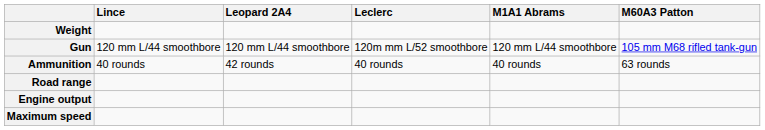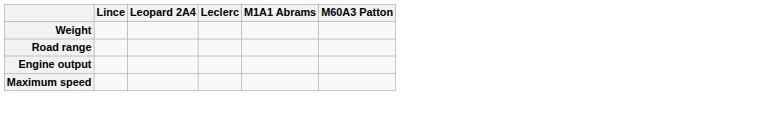- row: (81, 47)
- row: (60, 64)
